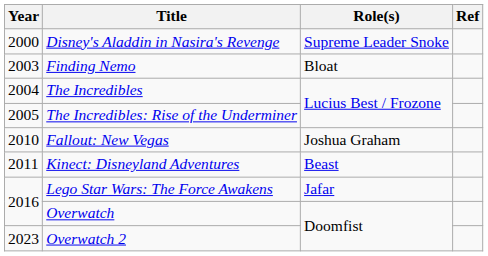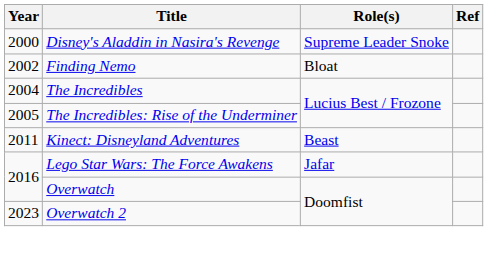(24, 66) 2003 -> (24, 66) 2002
- row: (107, 139)
